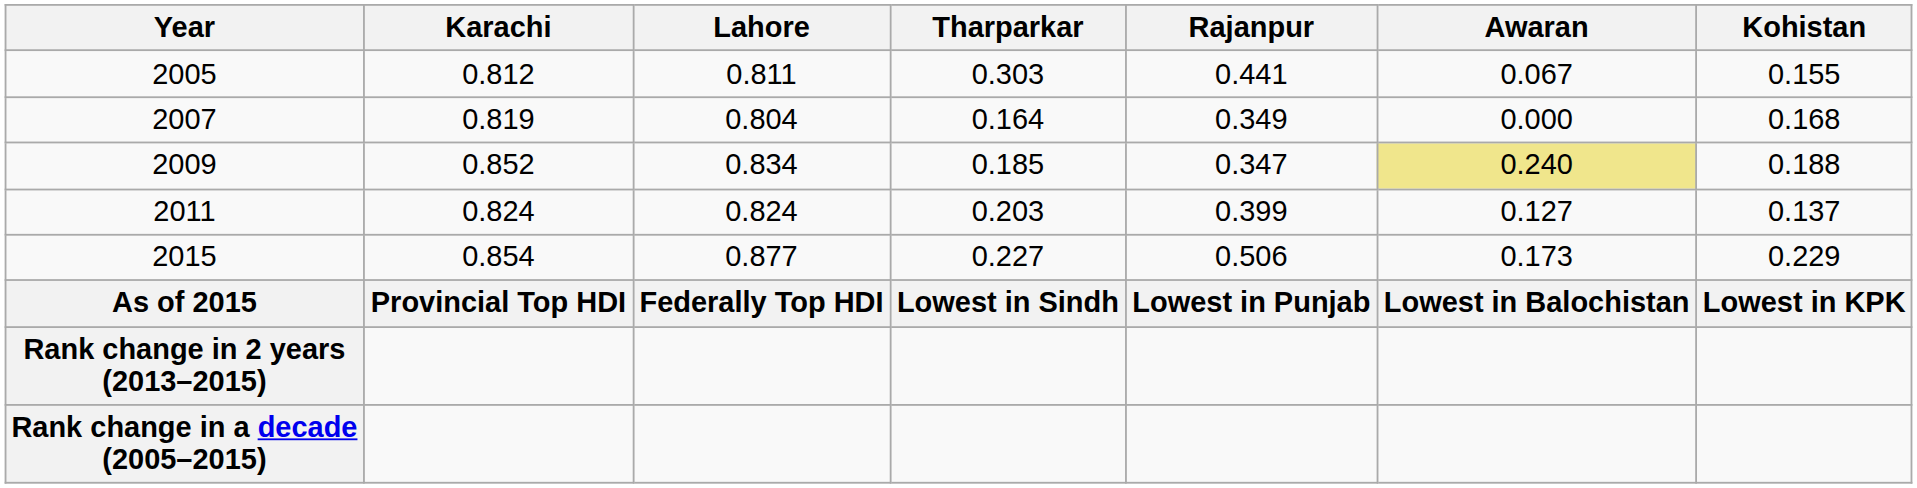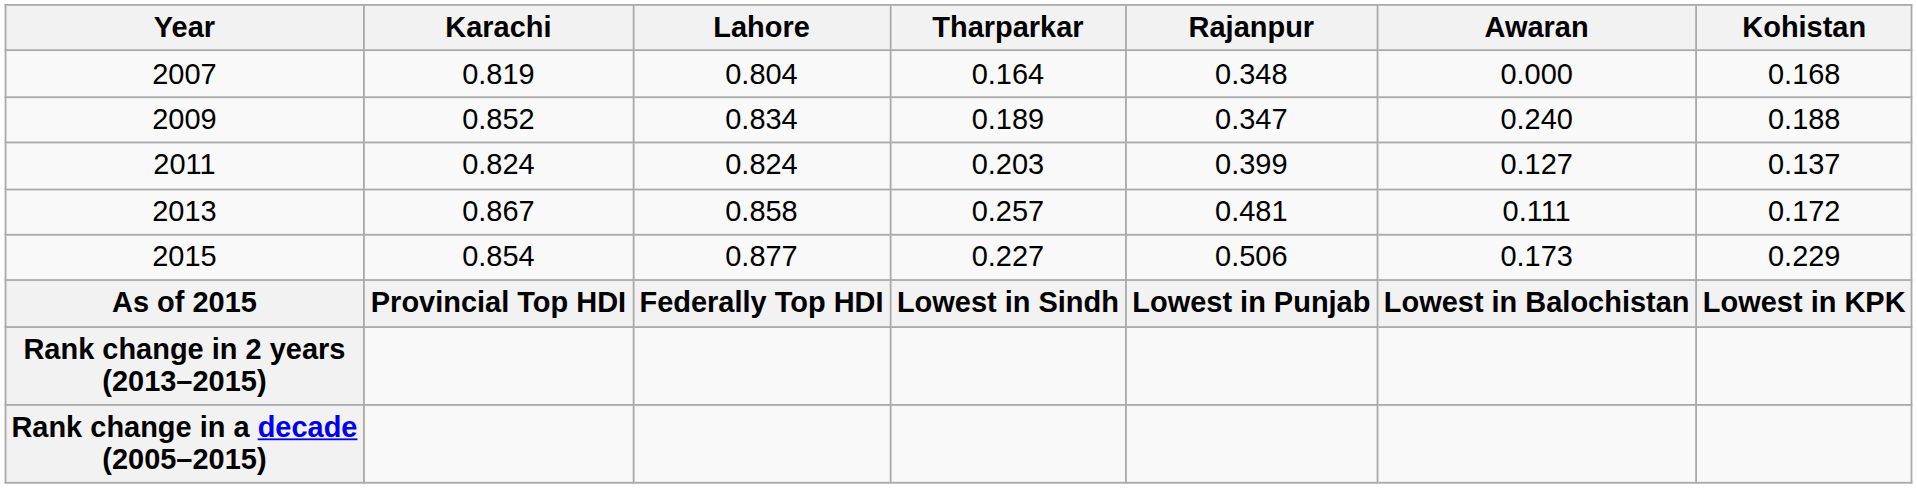- row: (184, 73)
(1251, 119) 0.349 -> (1251, 73) 0.348
(1008, 165) 0.185 -> (1008, 119) 0.189
(1537, 165) khaki background -> (1537, 119) no background
+ row: (184, 211)
